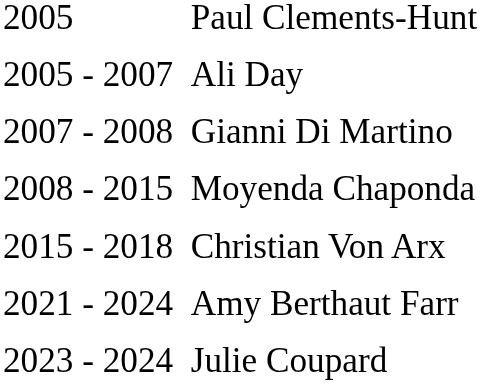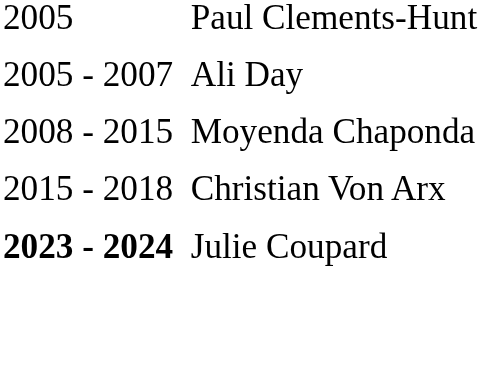- row: (322, 131)
- row: (325, 303)
(88, 360) normal -> (88, 246) bold
